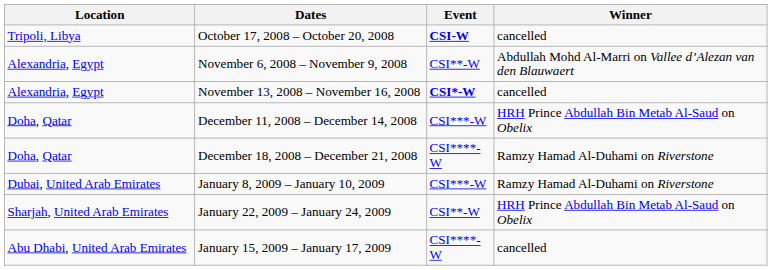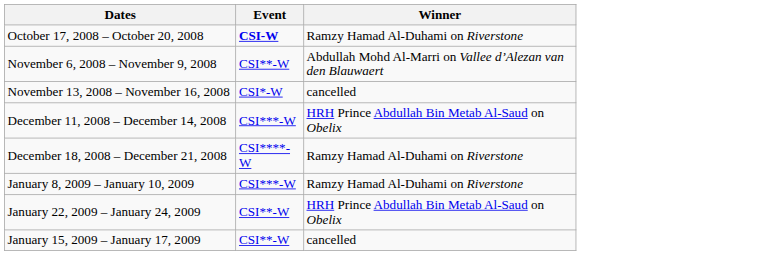- column: (100, 14)
(522, 35) cancelled -> (415, 35) Ramzy Hamad Al-Duhami on Riverstone
(452, 92) bold -> (261, 92) normal
(455, 247) CSI****-W -> (264, 240) CSI**-W
